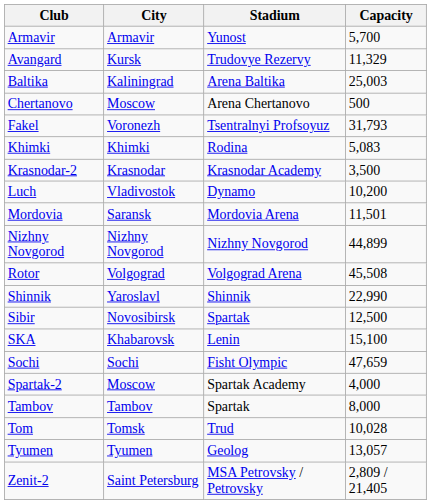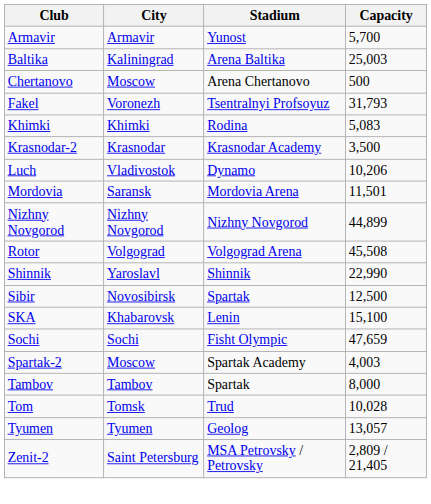- row: (35, 59)
(368, 192) 10,200 -> (368, 170) 10,206
(364, 384) 4,000 -> (364, 362) 4,003
